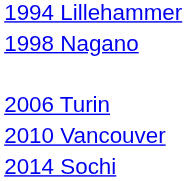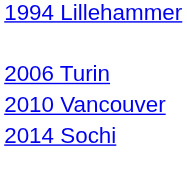- row: (71, 43)
